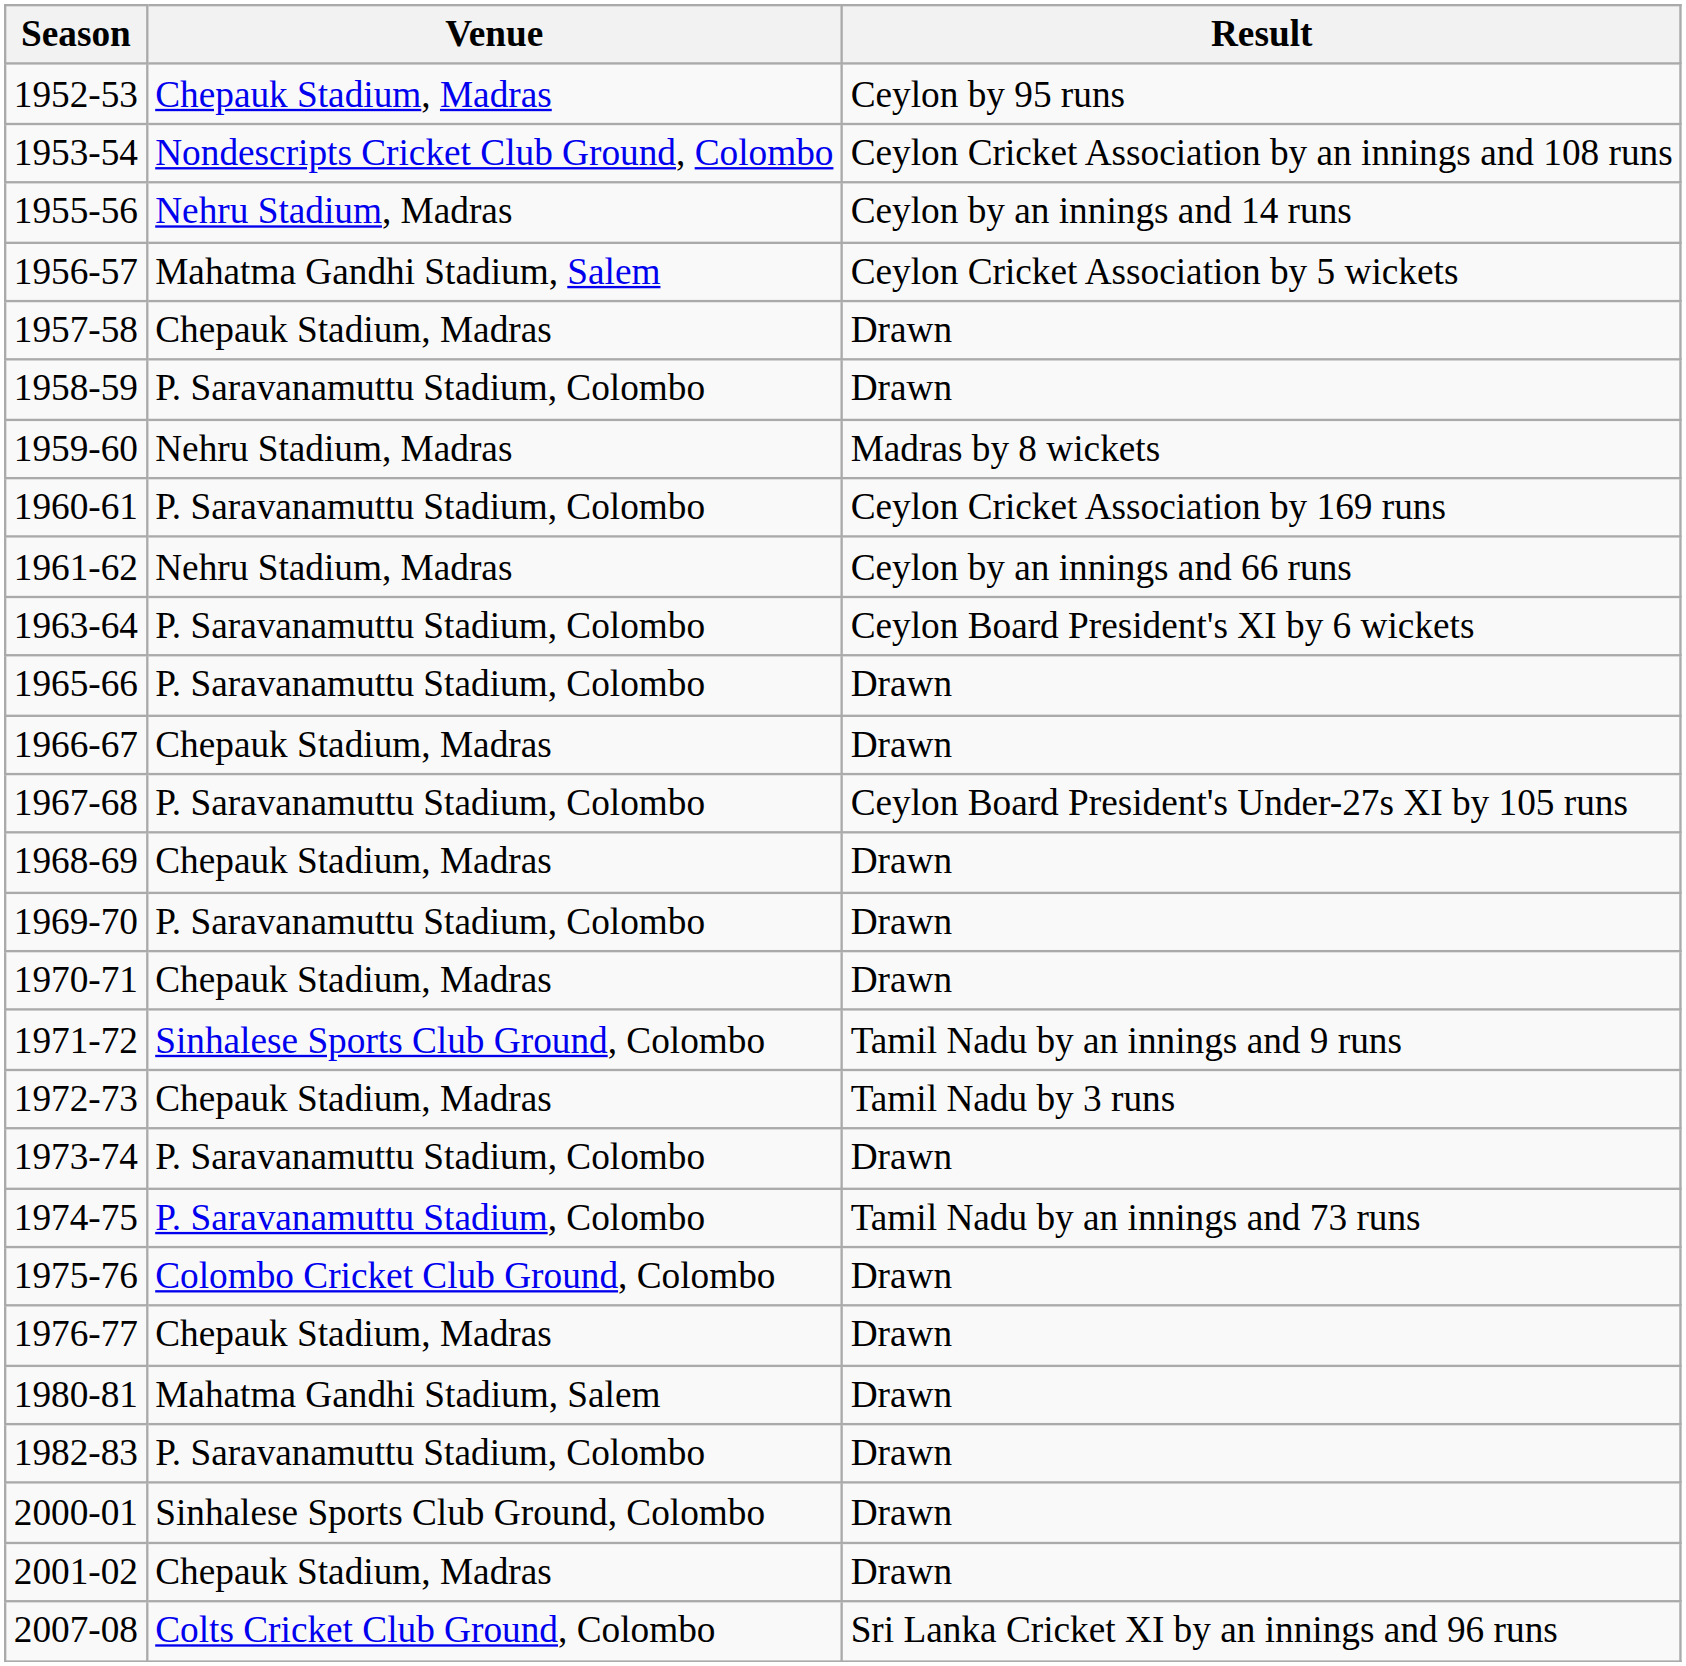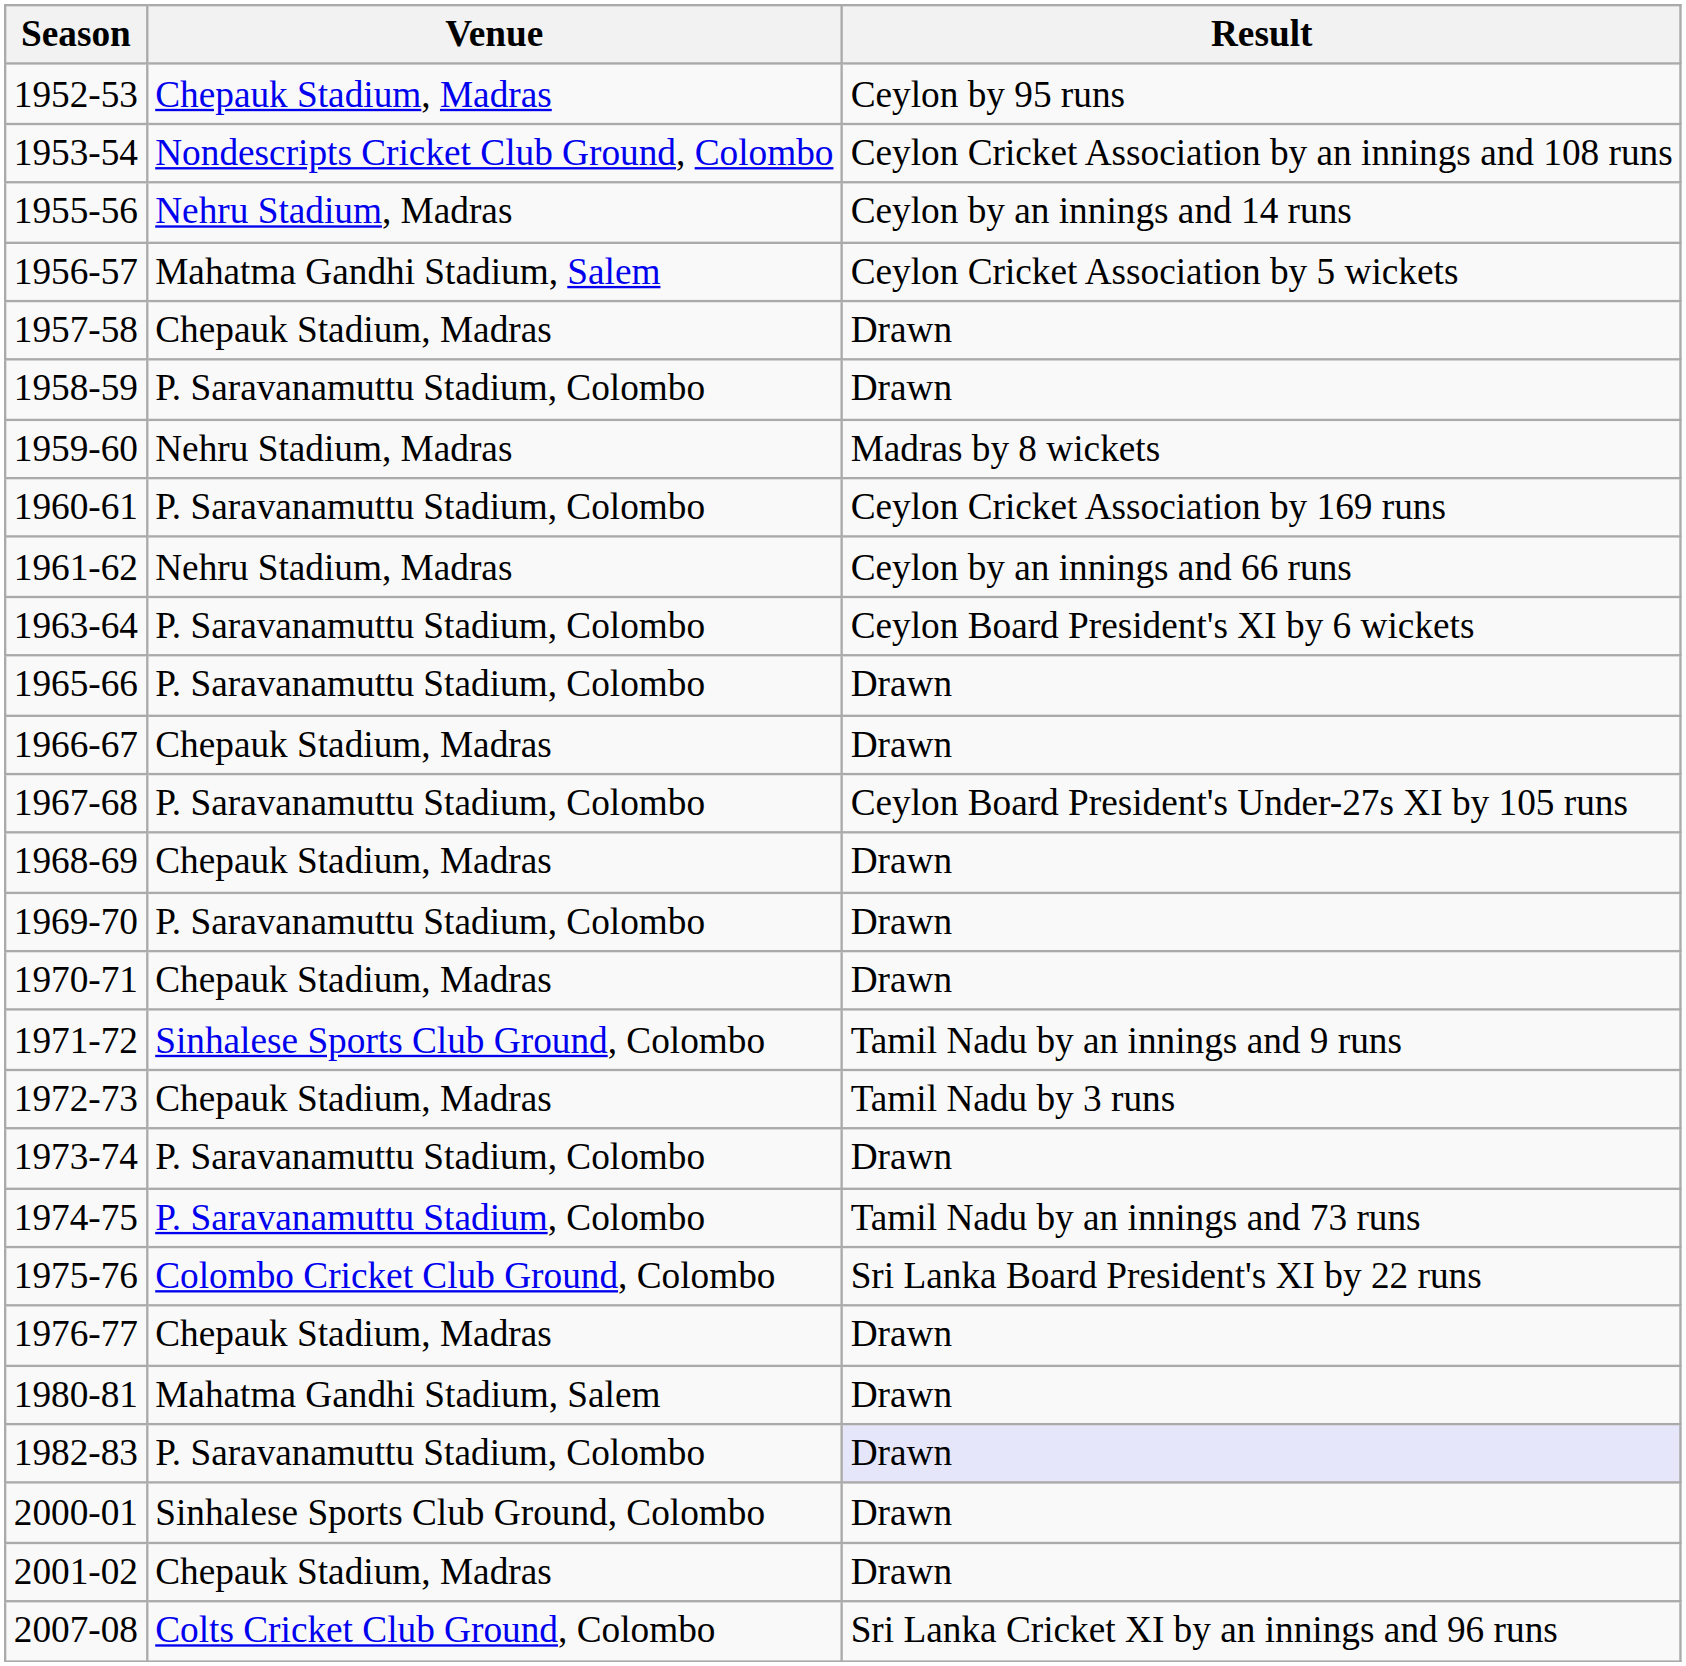(901, 1275) Drawn -> (1166, 1275) Sri Lanka Board President's XI by 22 runs
(901, 1453) no background -> (901, 1453) lavender background
